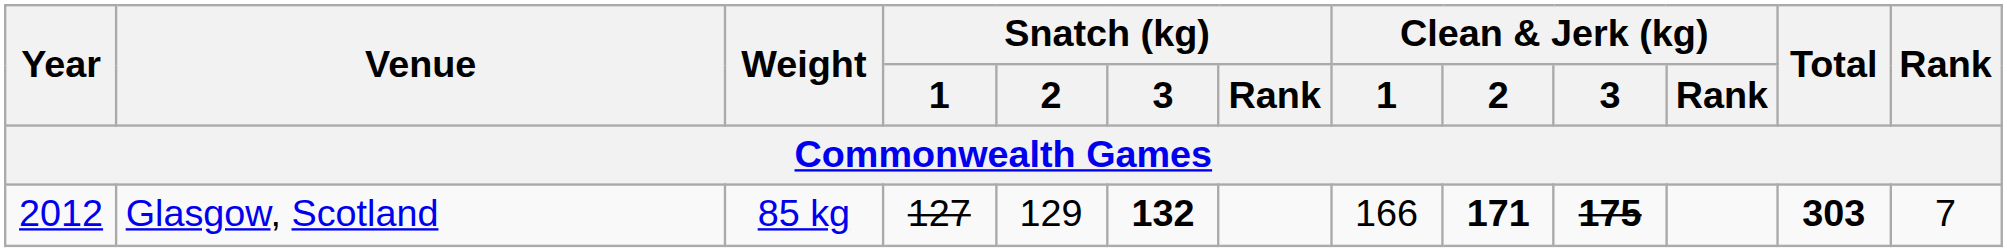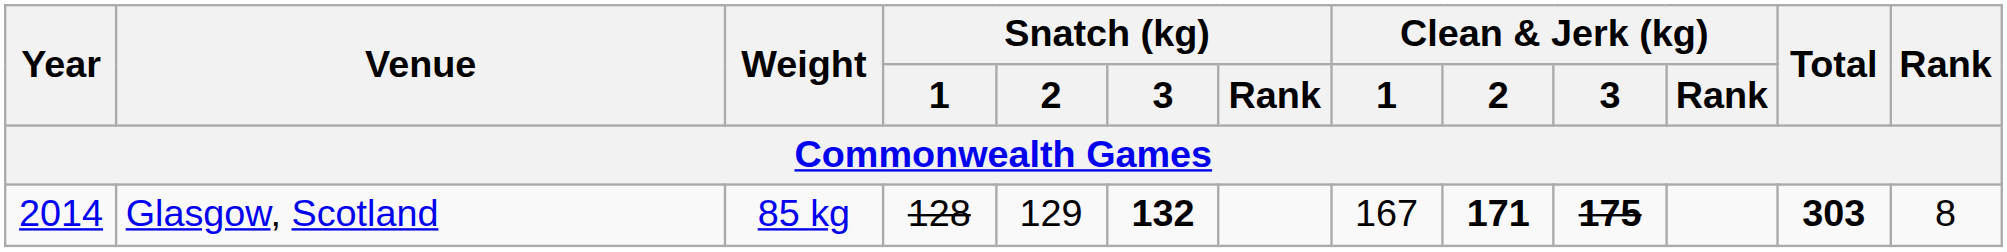(61, 214) 2012 -> (61, 214) 2014
(939, 214) 127 -> (939, 214) 128
(1386, 214) 166 -> (1386, 214) 167
(1946, 214) 7 -> (1946, 214) 8
